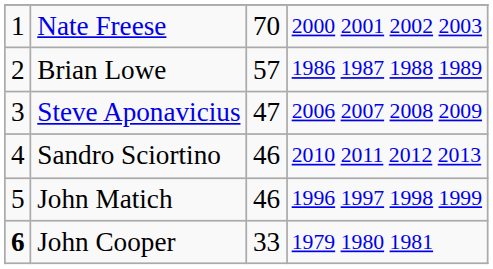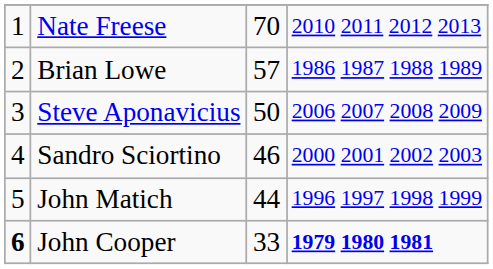(387, 26) 2000 2001 2002 2003 -> (386, 26) 2010 2011 2012 2013
(267, 112) 47 -> (267, 112) 50
(386, 155) 2010 2011 2012 2013 -> (387, 155) 2000 2001 2002 2003
(267, 198) 46 -> (267, 198) 44
(362, 241) normal -> (362, 241) bold
